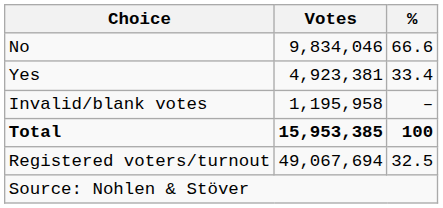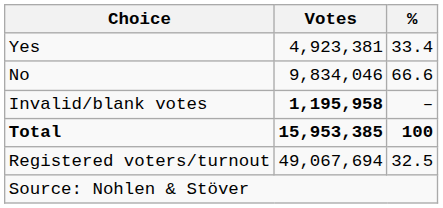rows swapped: (24, 76) <-> (19, 47)
(336, 104) normal -> (336, 104) bold
